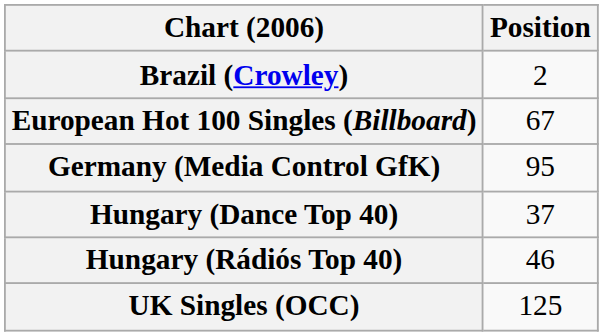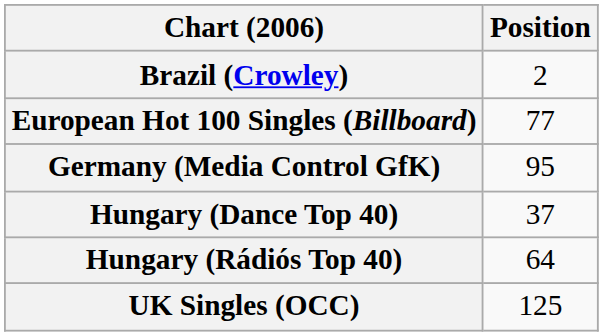(540, 120) 67 -> (540, 120) 77
(540, 259) 46 -> (540, 259) 64
